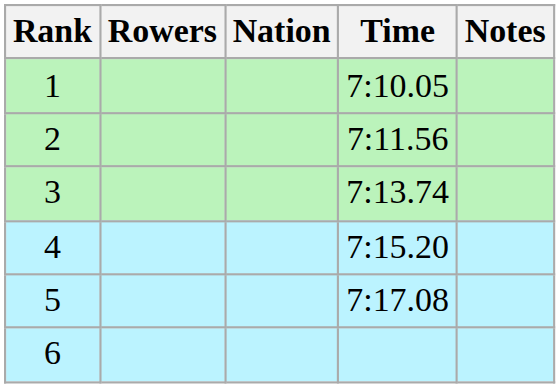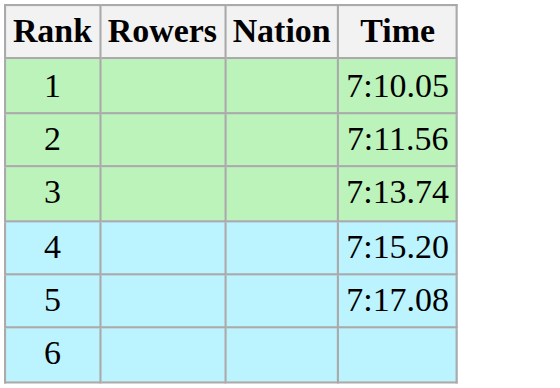- column: (505, 31)
